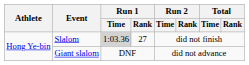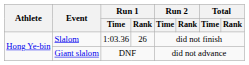(116, 39) lightgrey background -> (116, 39) no background
(143, 39) 27 -> (143, 39) 26
